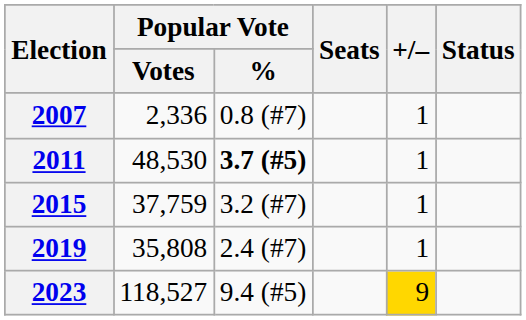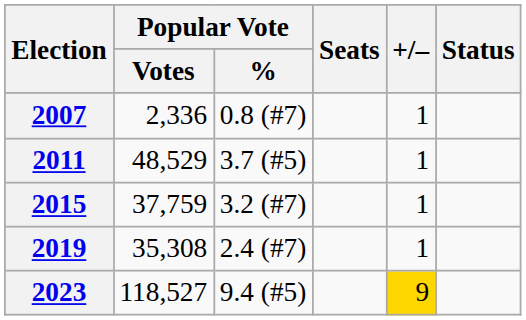(170, 159) 48,530 -> (170, 159) 48,529
(263, 159) bold -> (263, 159) normal
(170, 247) 35,808 -> (170, 247) 35,308
